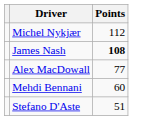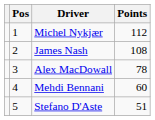+ column: (21, 13)
(117, 51) bold -> (139, 51) normal
(120, 69) 77 -> (142, 69) 78
